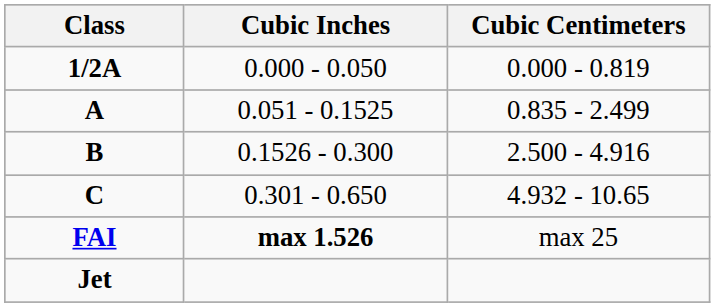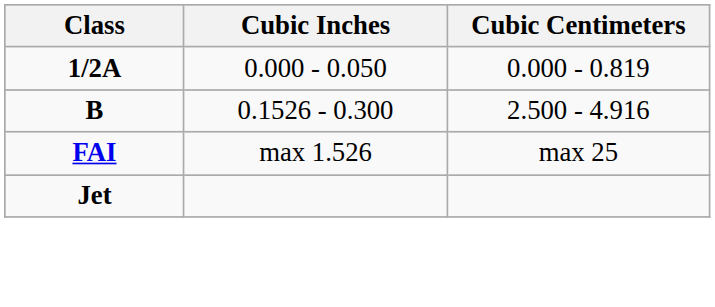- row: (94, 110)
- row: (94, 195)
(316, 237) bold -> (316, 152) normal
